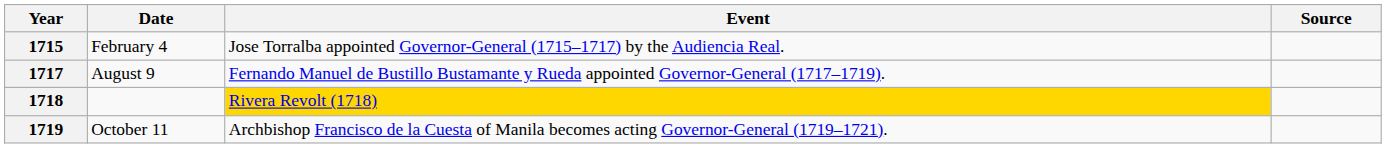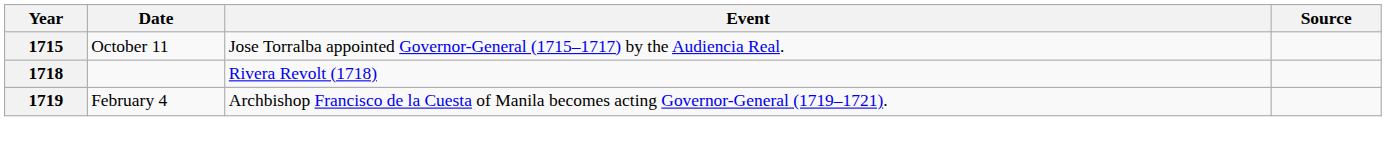(129, 45) February 4 -> (130, 45) October 11
- row: (46, 73)
(303, 101) gold background -> (303, 73) no background
(130, 128) October 11 -> (129, 101) February 4
